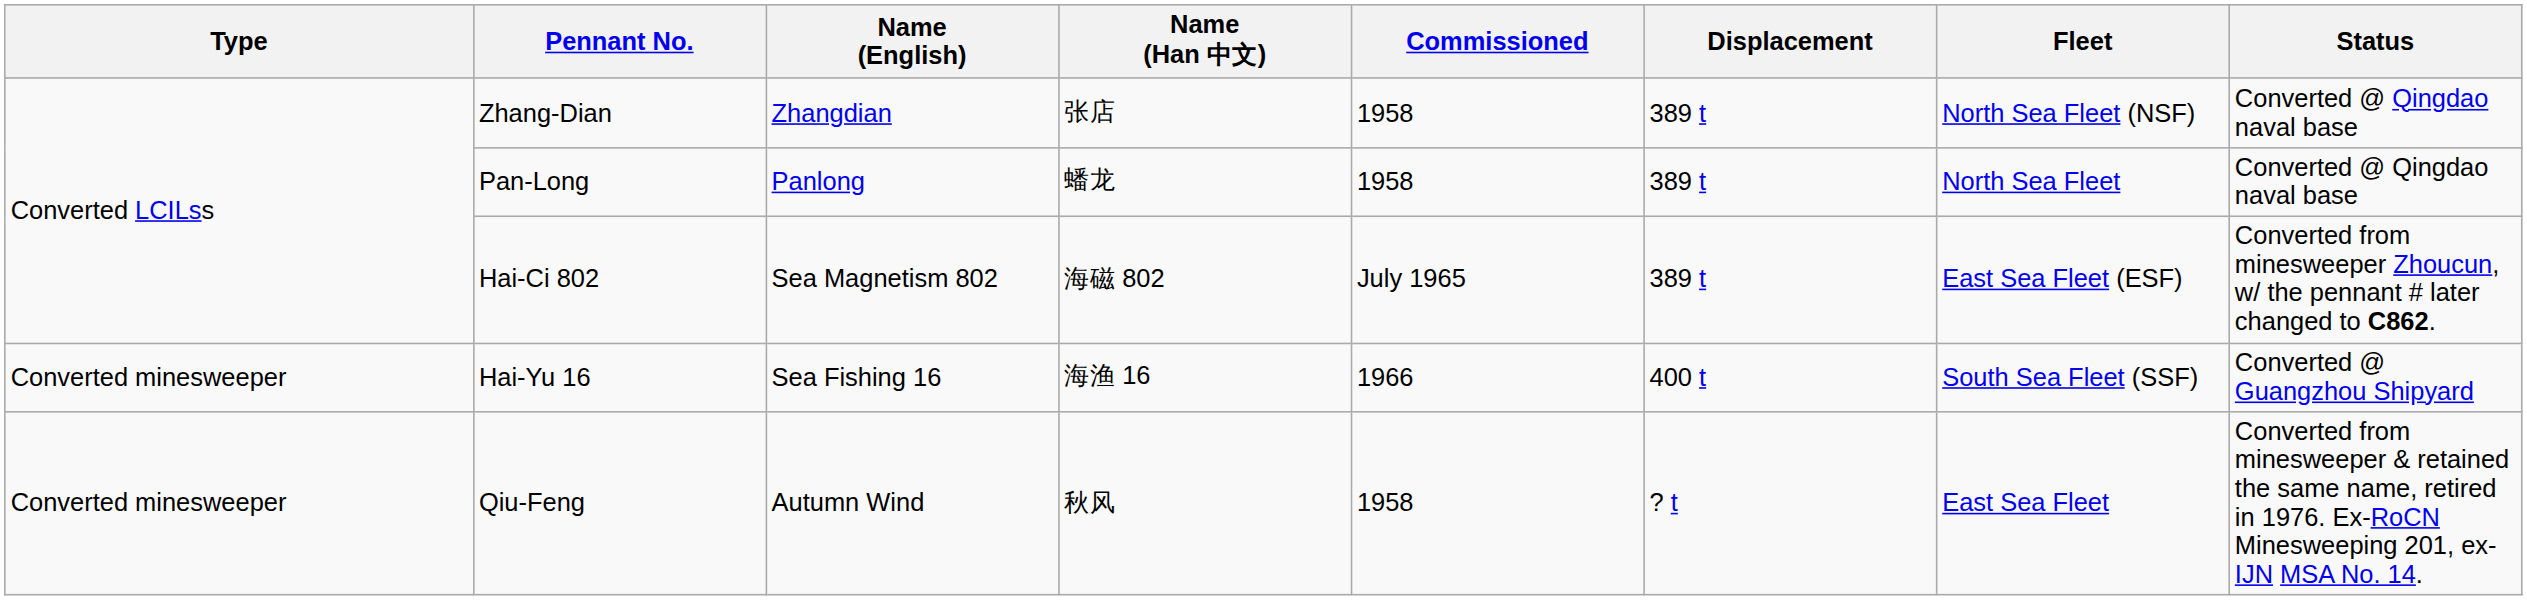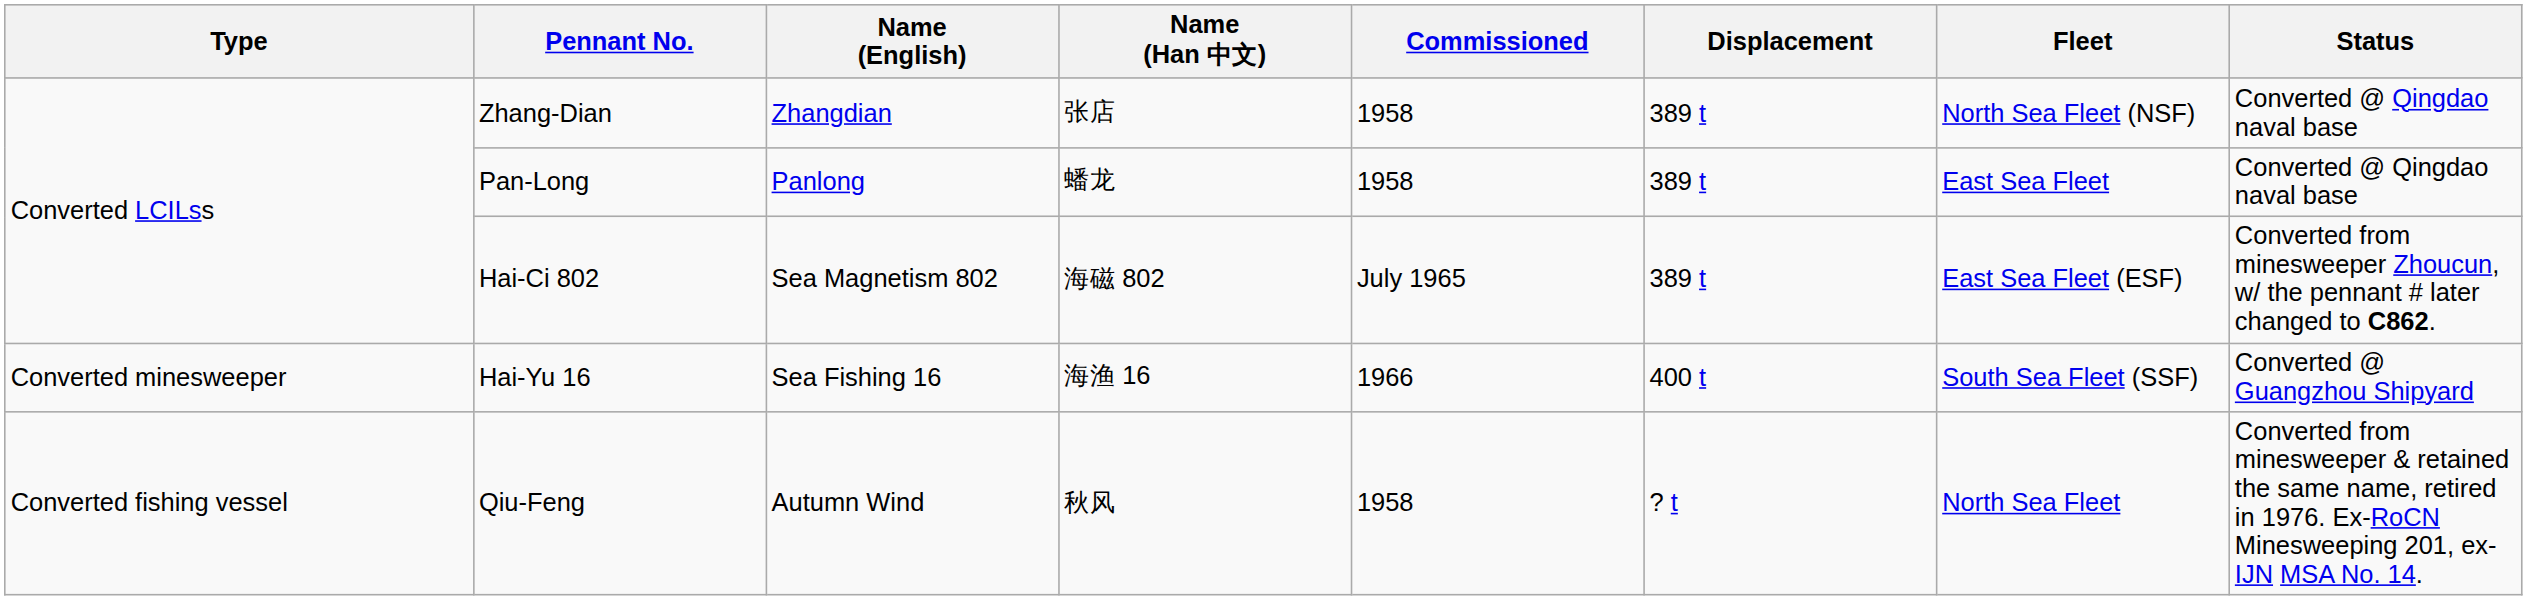(2031, 181) North Sea Fleet -> (2026, 181) East Sea Fleet
(149, 503) Converted minesweeper -> (149, 503) Converted fishing vessel
(2026, 503) East Sea Fleet -> (2031, 503) North Sea Fleet
